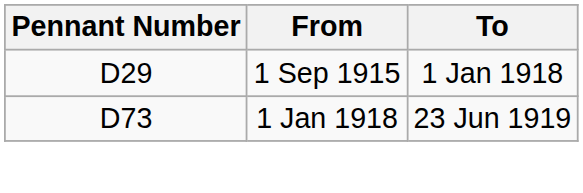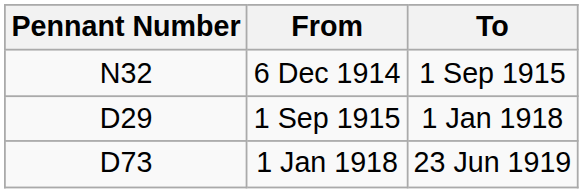+ row: (327, 72)
